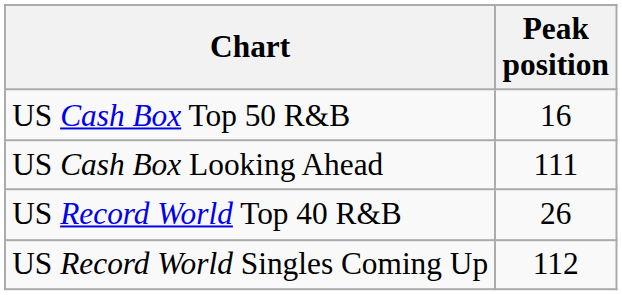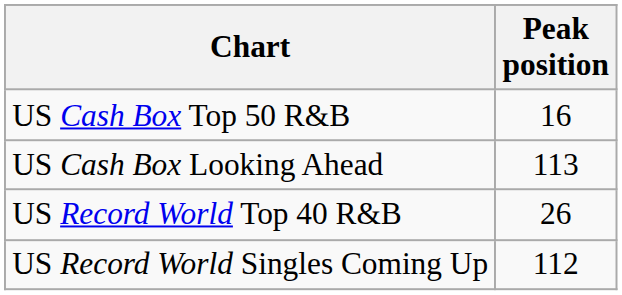(556, 164) 111 -> (556, 164) 113
